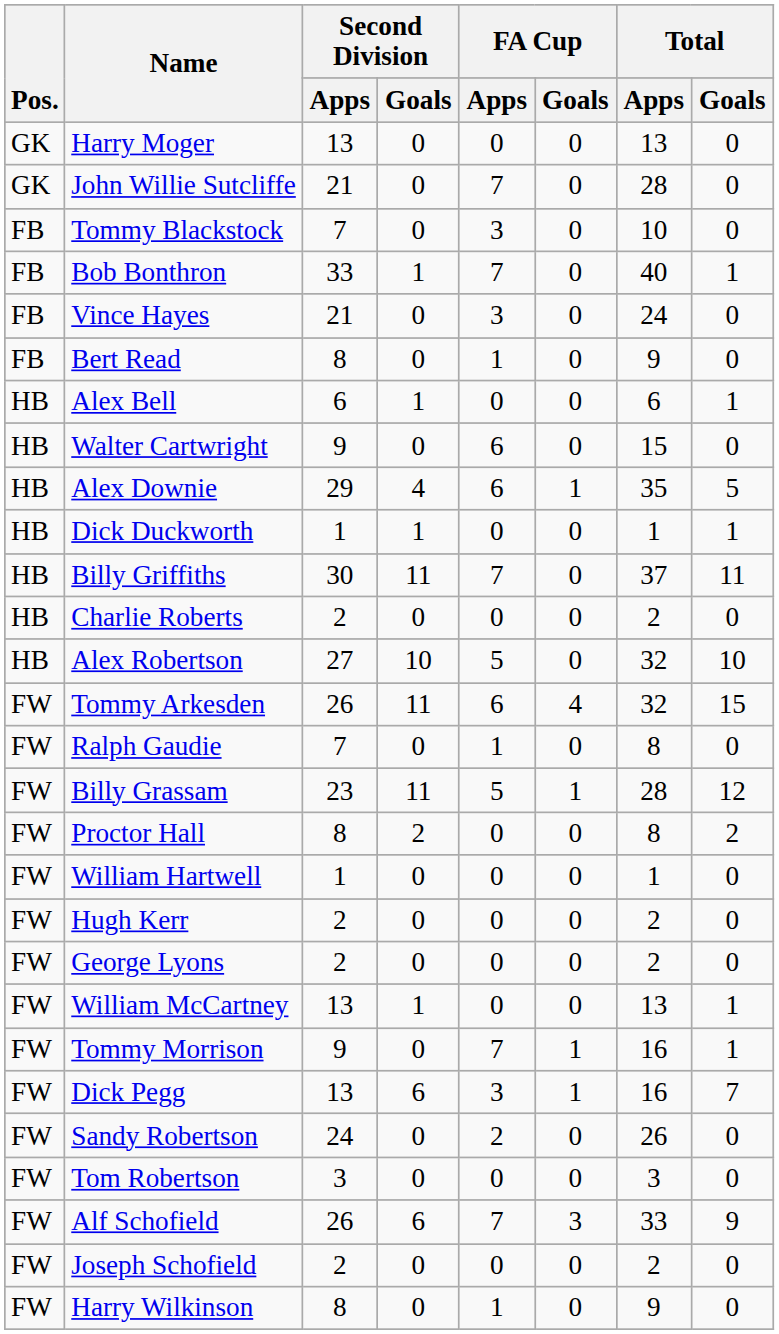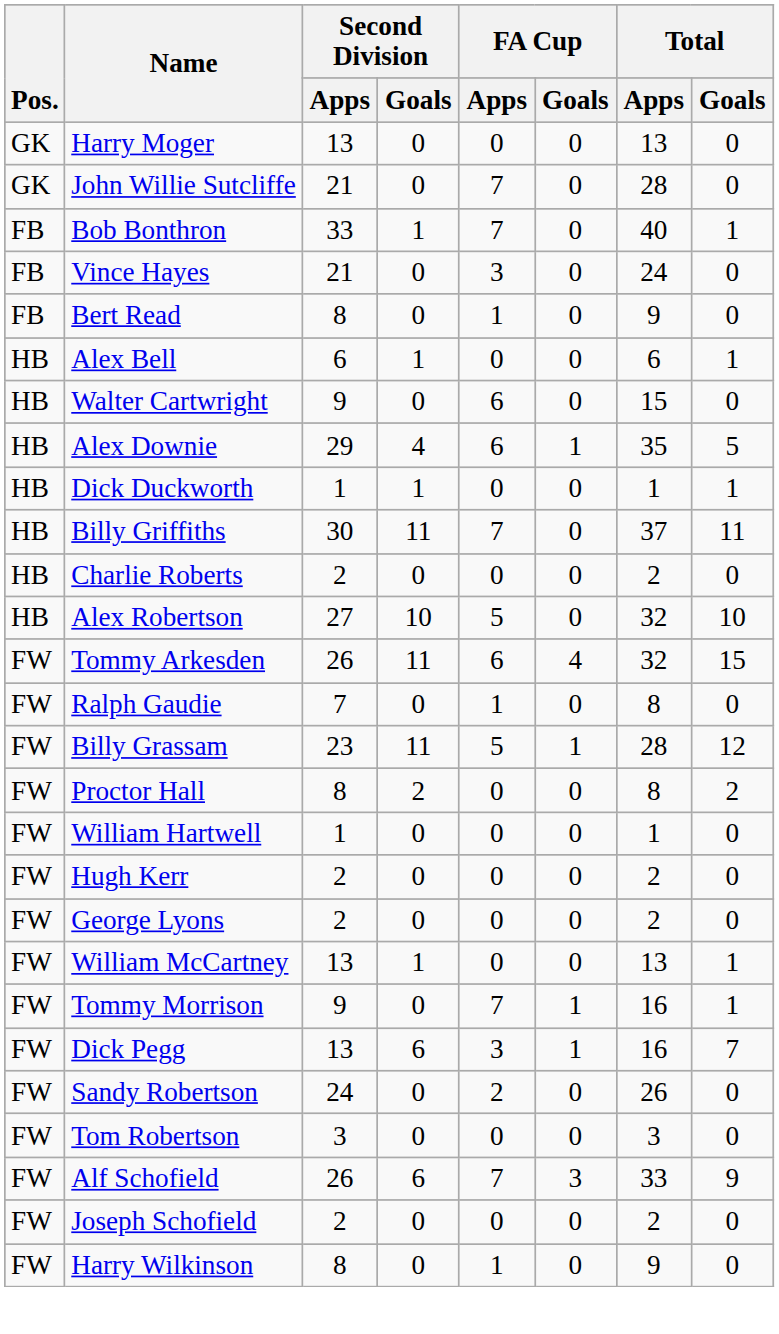- row: (177, 229)
